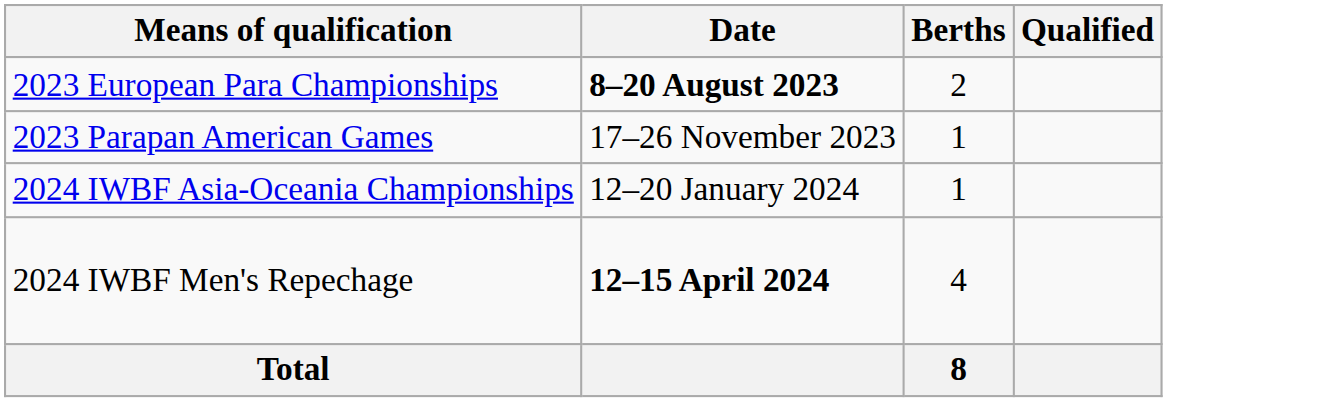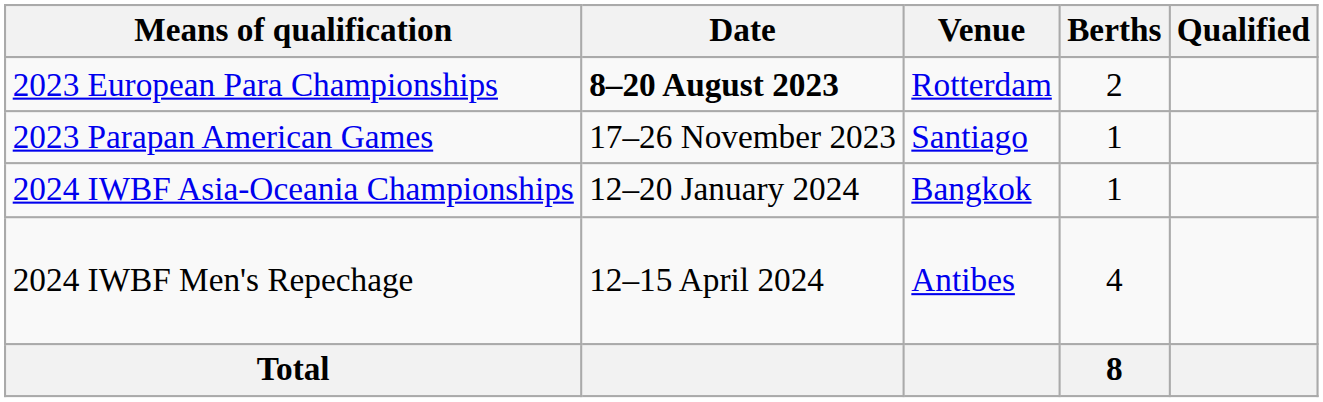+ column: (982, 30)
(709, 279) bold -> (707, 279) normal
